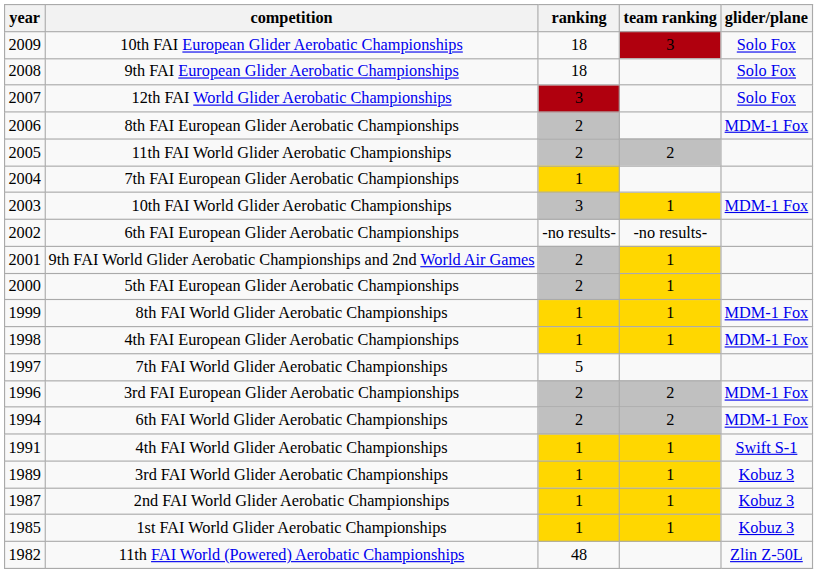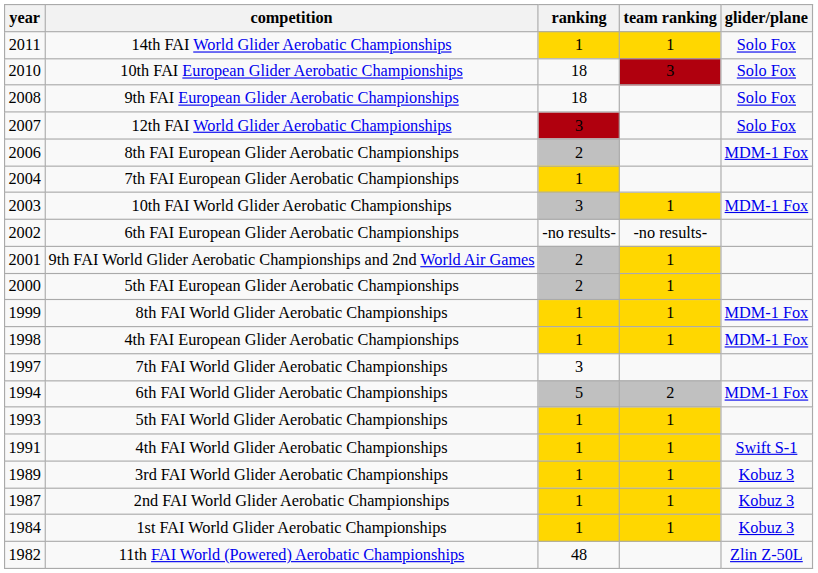+ row: (292, 45)
(25, 45) 2009 -> (25, 71) 2010
- row: (292, 152)
(579, 367) 5 -> (579, 367) 3
- row: (292, 394)
(579, 420) 2 -> (579, 394) 5
+ row: (292, 420)
(25, 528) 1985 -> (25, 528) 1984
